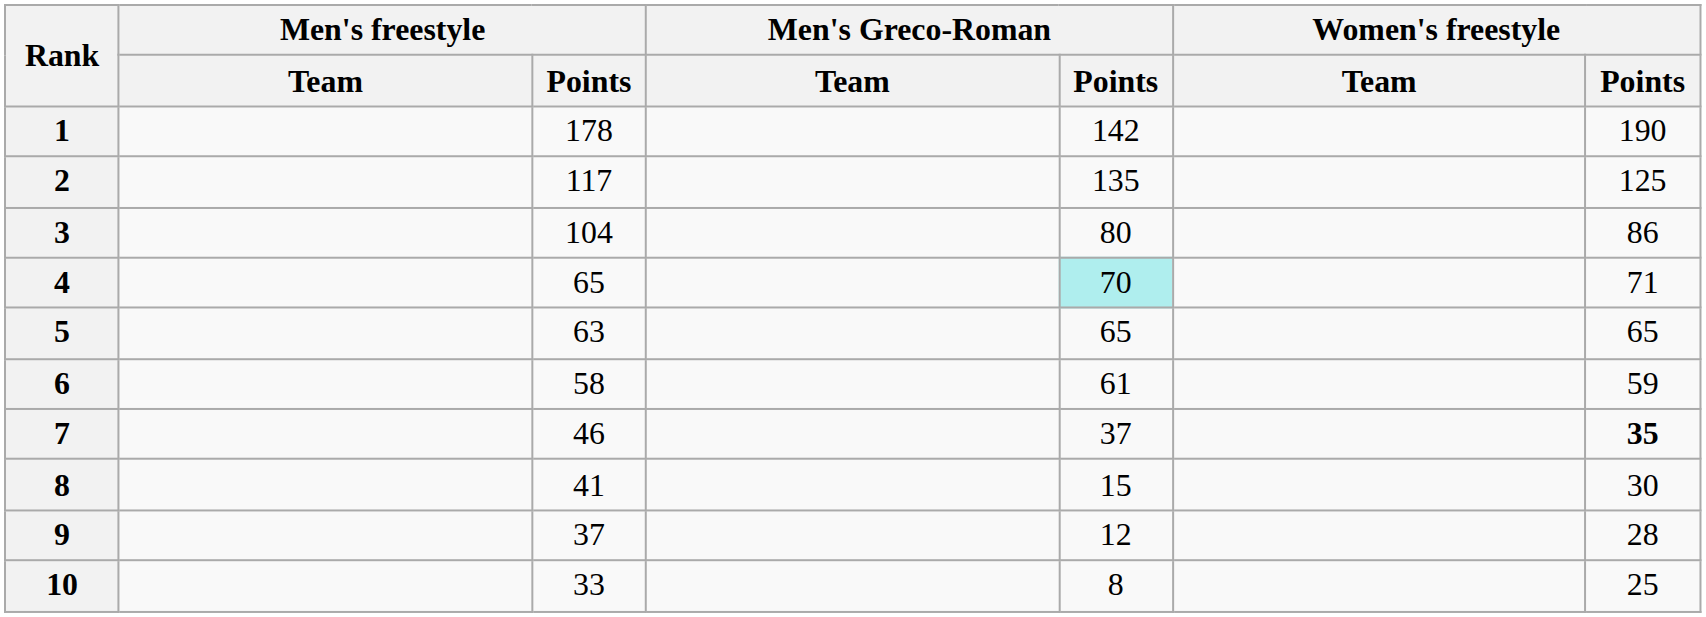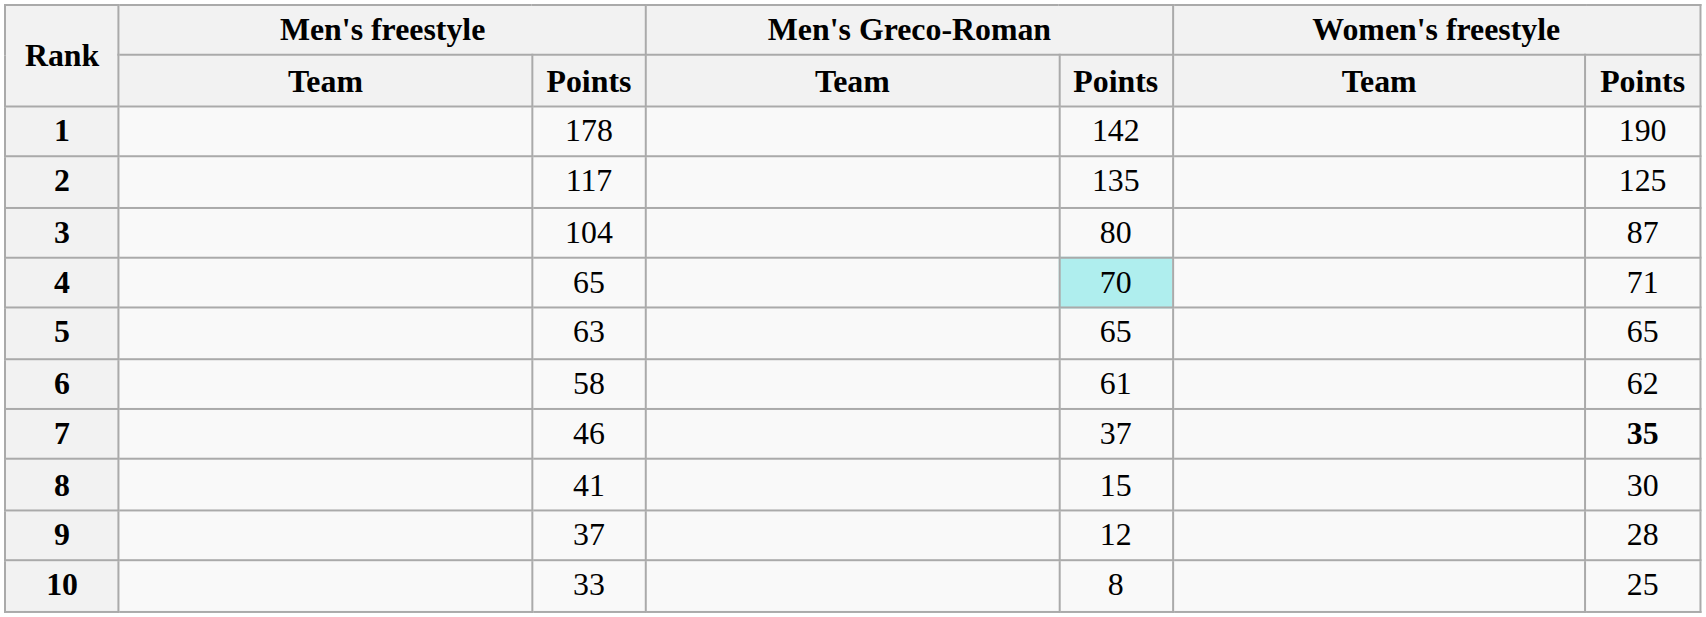(1643, 231) 86 -> (1643, 231) 87
(1643, 383) 59 -> (1643, 383) 62
